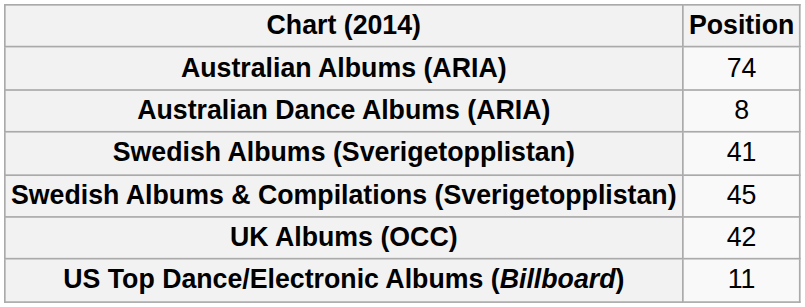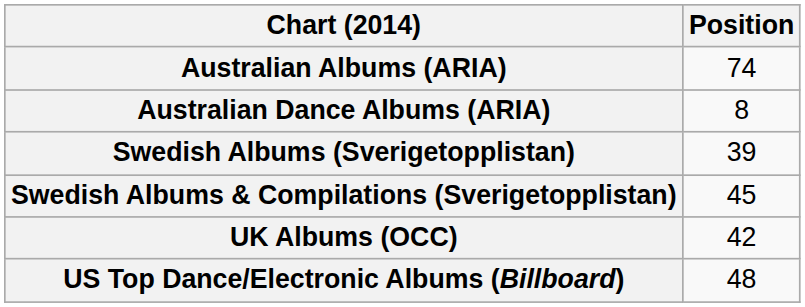(742, 152) 41 -> (742, 152) 39
(742, 279) 11 -> (742, 279) 48
